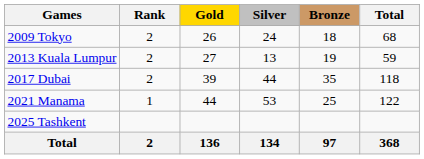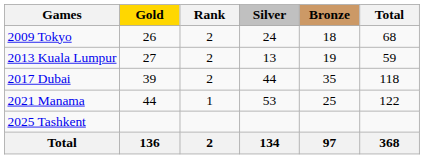columns swapped: (150, 15) <-> (210, 15)
